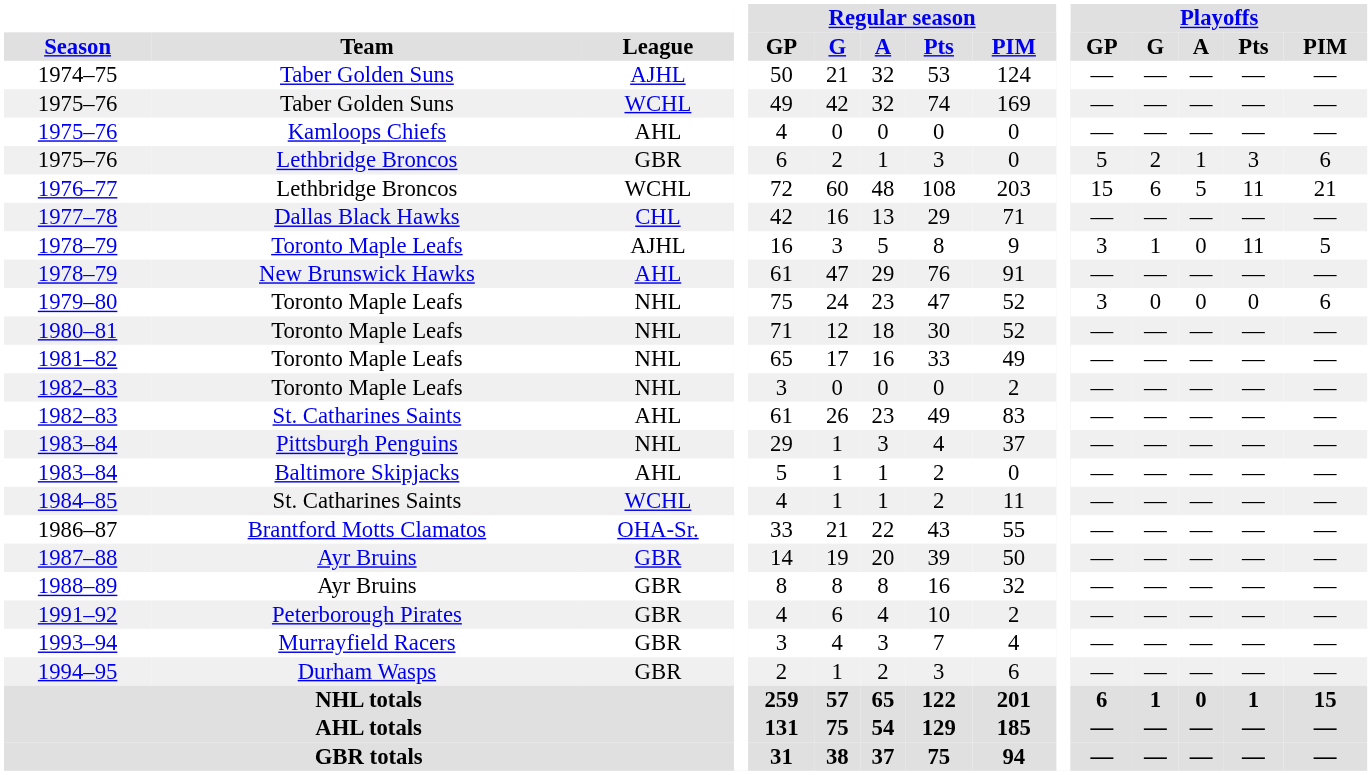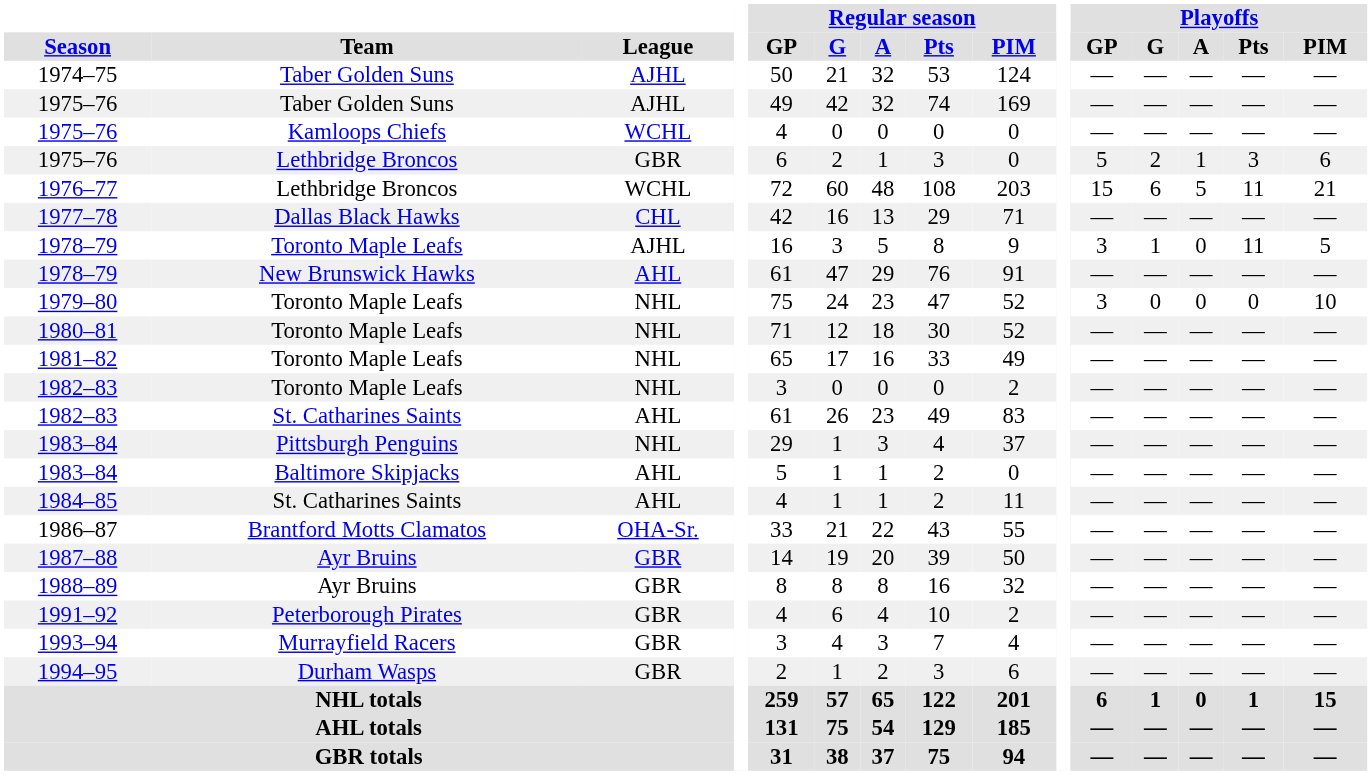(658, 103) WCHL -> (658, 103) AJHL
(658, 131) AHL -> (658, 131) WCHL
(1325, 301) 6 -> (1325, 301) 10
(658, 500) WCHL -> (658, 500) AHL
